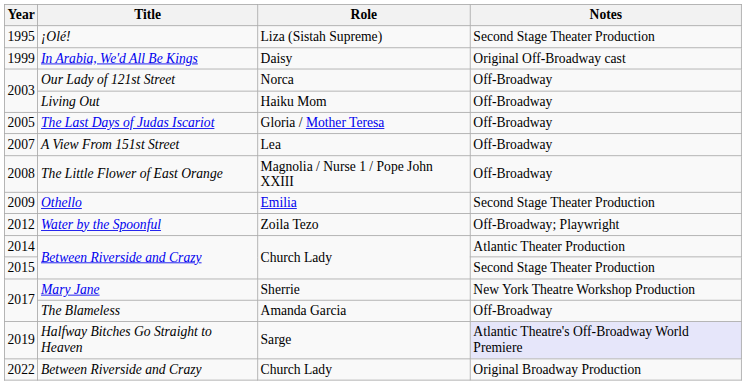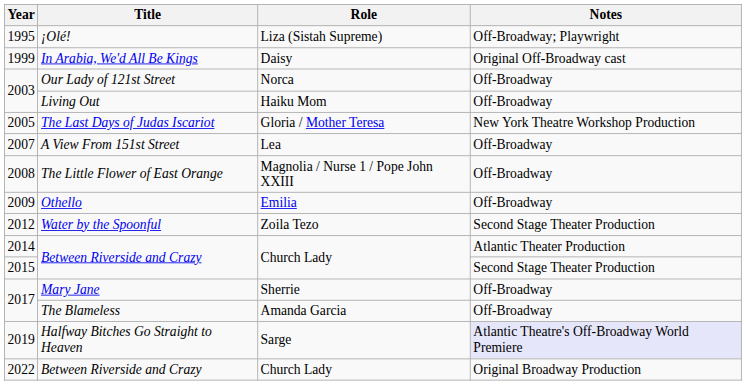(564, 36) Second Stage Theater Production -> (546, 36) Off-Broadway; Playwright
(513, 123) Off-Broadway -> (584, 123) New York Theatre Workshop Production
(564, 203) Second Stage Theater Production -> (513, 203) Off-Broadway
(546, 224) Off-Broadway; Playwright -> (564, 224) Second Stage Theater Production
(584, 289) New York Theatre Workshop Production -> (513, 289) Off-Broadway
